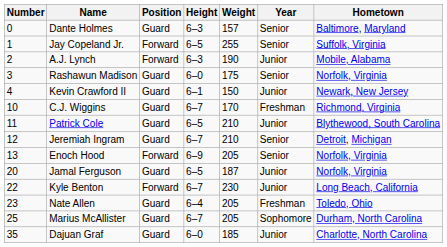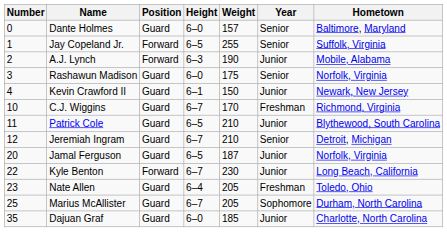(194, 28) 6–3 -> (194, 28) 6–0
- row: (77, 155)
